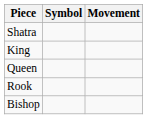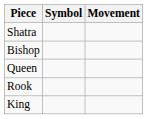rows swapped: (19, 50) <-> (23, 104)
